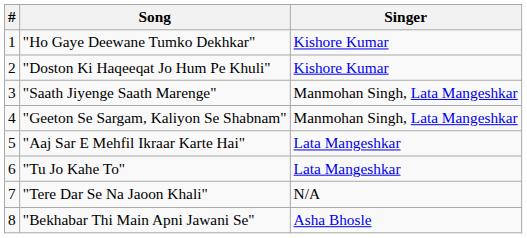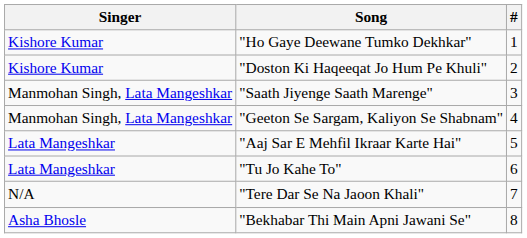columns swapped: (12, 17) <-> (406, 17)
